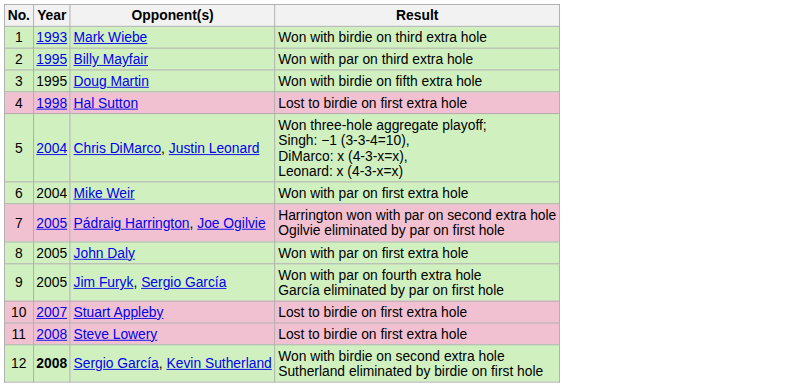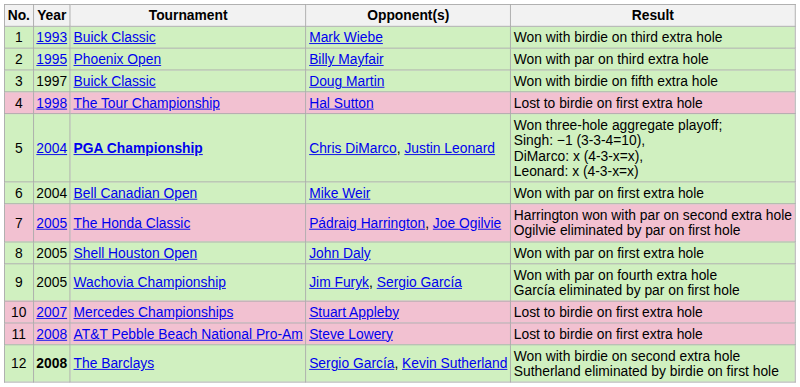+ column: (188, 16)
(52, 81) 1995 -> (52, 81) 1997
